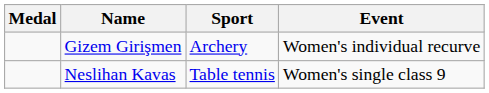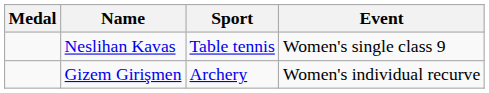rows swapped: (123, 46) <-> (120, 74)
